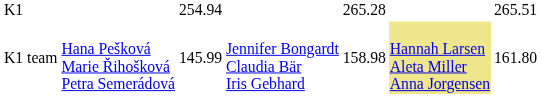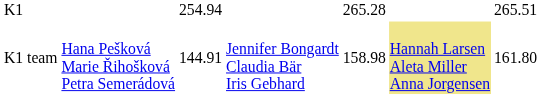(201, 57) 145.99 -> (201, 57) 144.91
